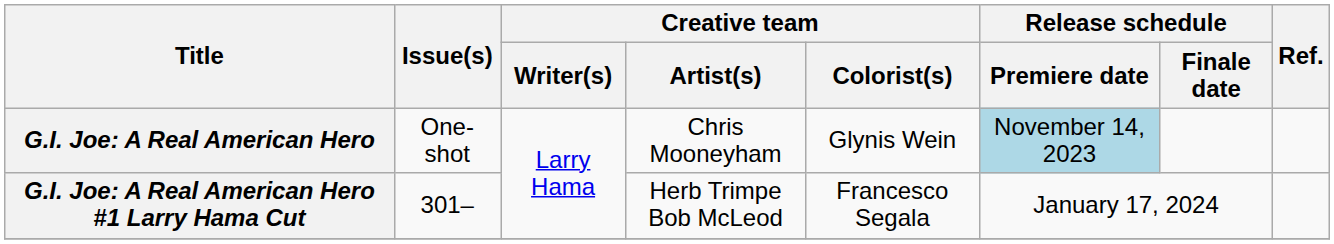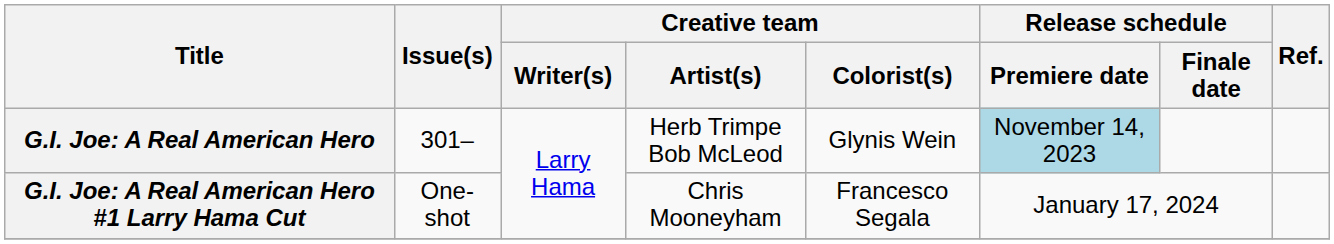(447, 140) One-shot -> (447, 140) 301–
(716, 140) Chris Mooneyham -> (716, 140) Herb Trimpe Bob McLeod
(447, 205) 301– -> (447, 205) One-shot
(716, 205) Herb Trimpe Bob McLeod -> (716, 205) Chris Mooneyham
